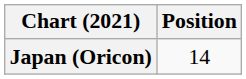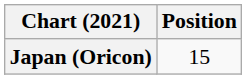(199, 56) 14 -> (199, 56) 15
